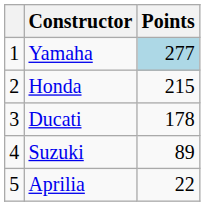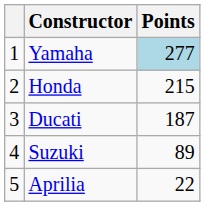(180, 119) 178 -> (180, 119) 187
